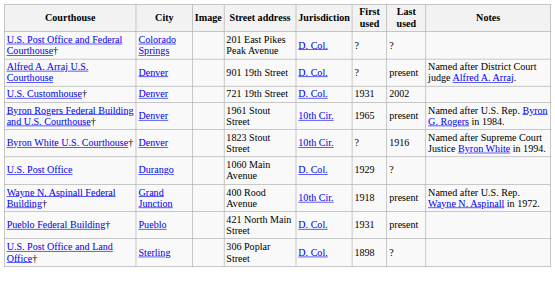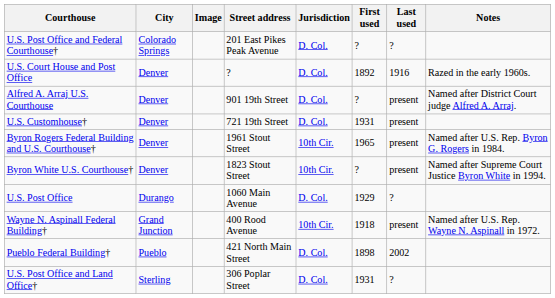+ row: (61, 72)
(399, 94) 2002 -> (404, 121) present
(399, 143) 1916 -> (404, 170) present
(365, 225) 1931 -> (365, 252) 1898
(404, 225) present -> (399, 252) 2002
(365, 252) 1898 -> (365, 280) 1931
